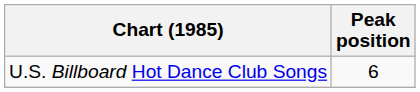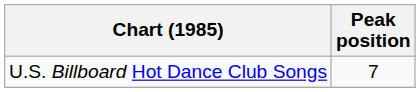(373, 71) 6 -> (373, 71) 7
